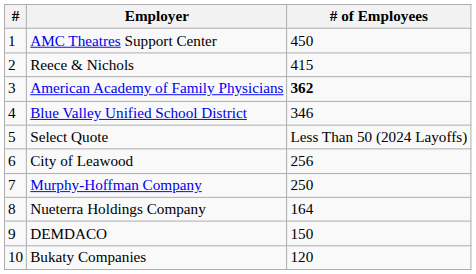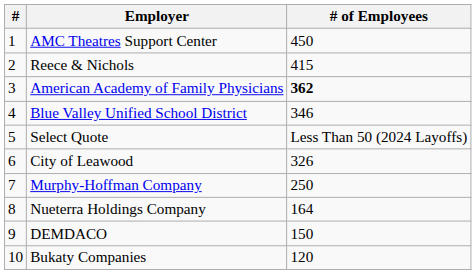(302, 161) 256 -> (302, 161) 326
